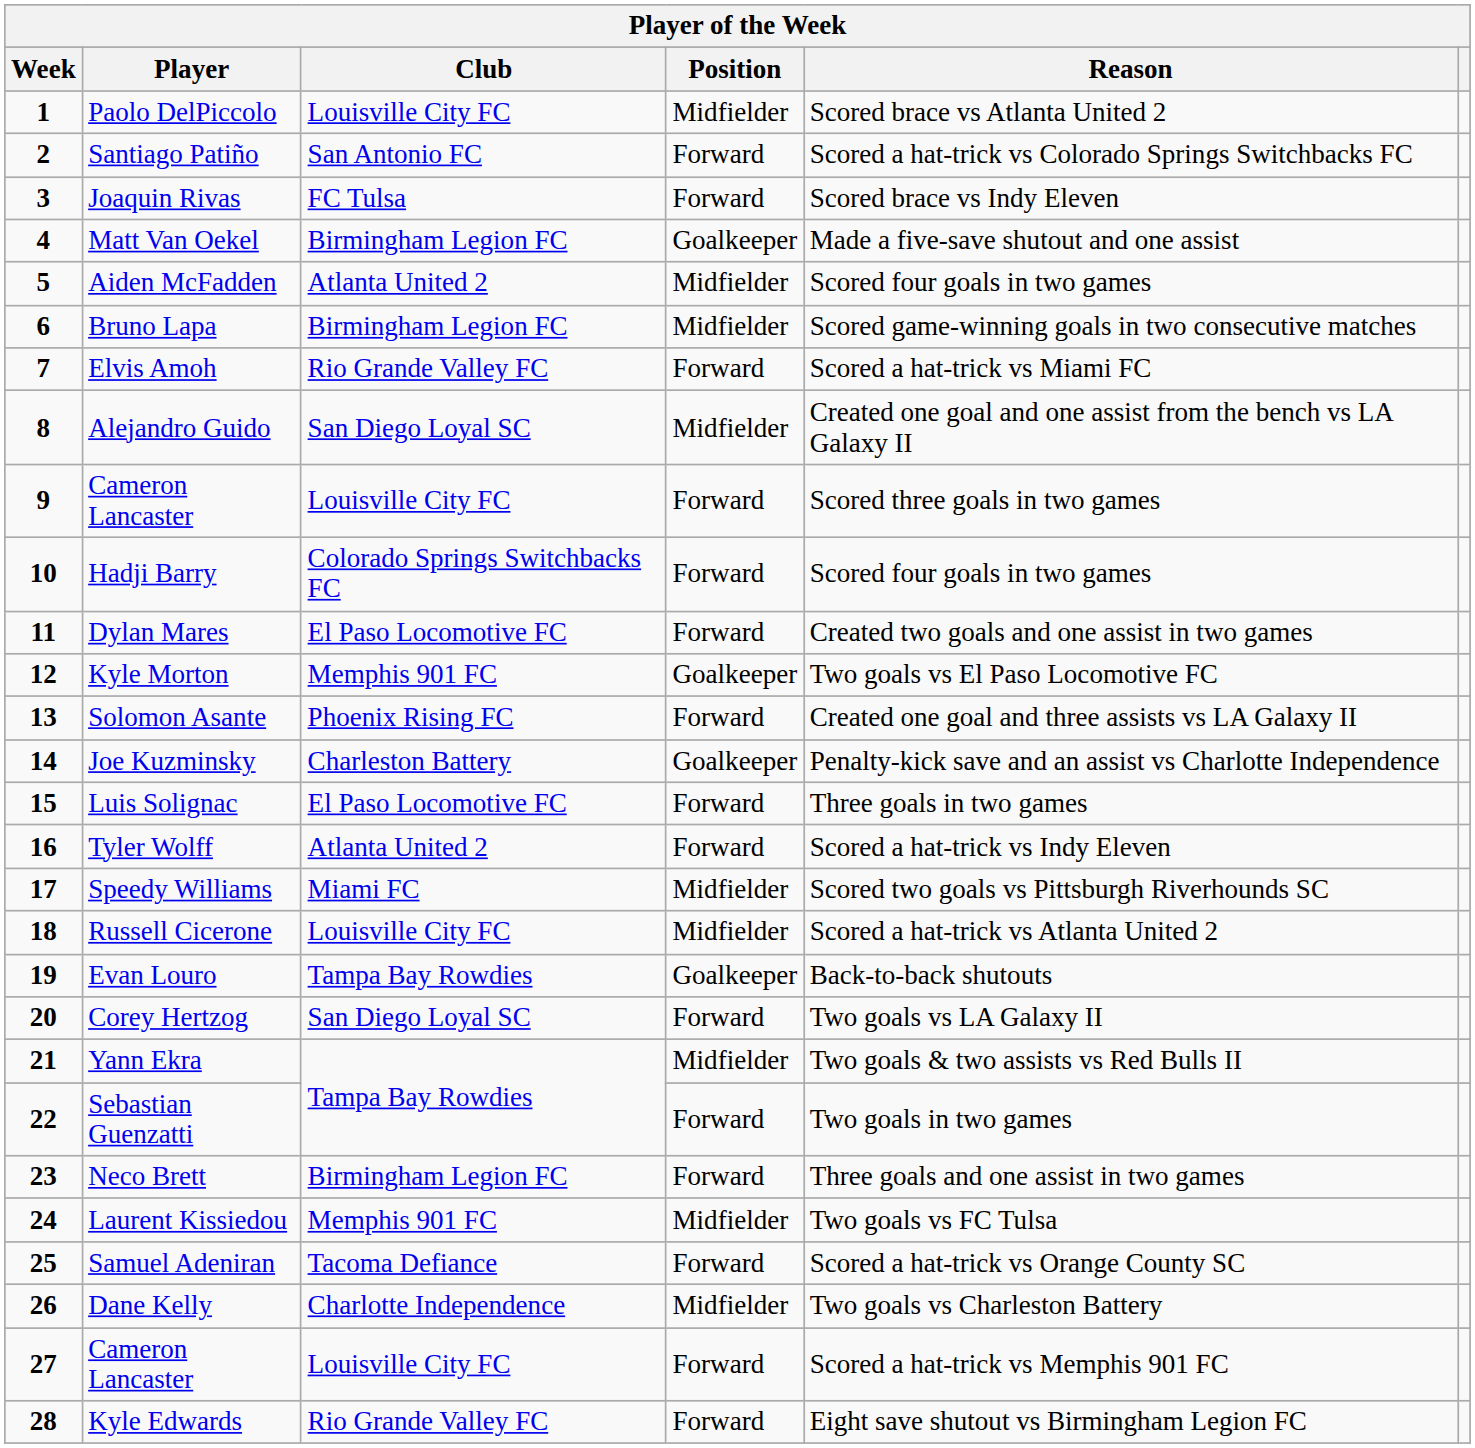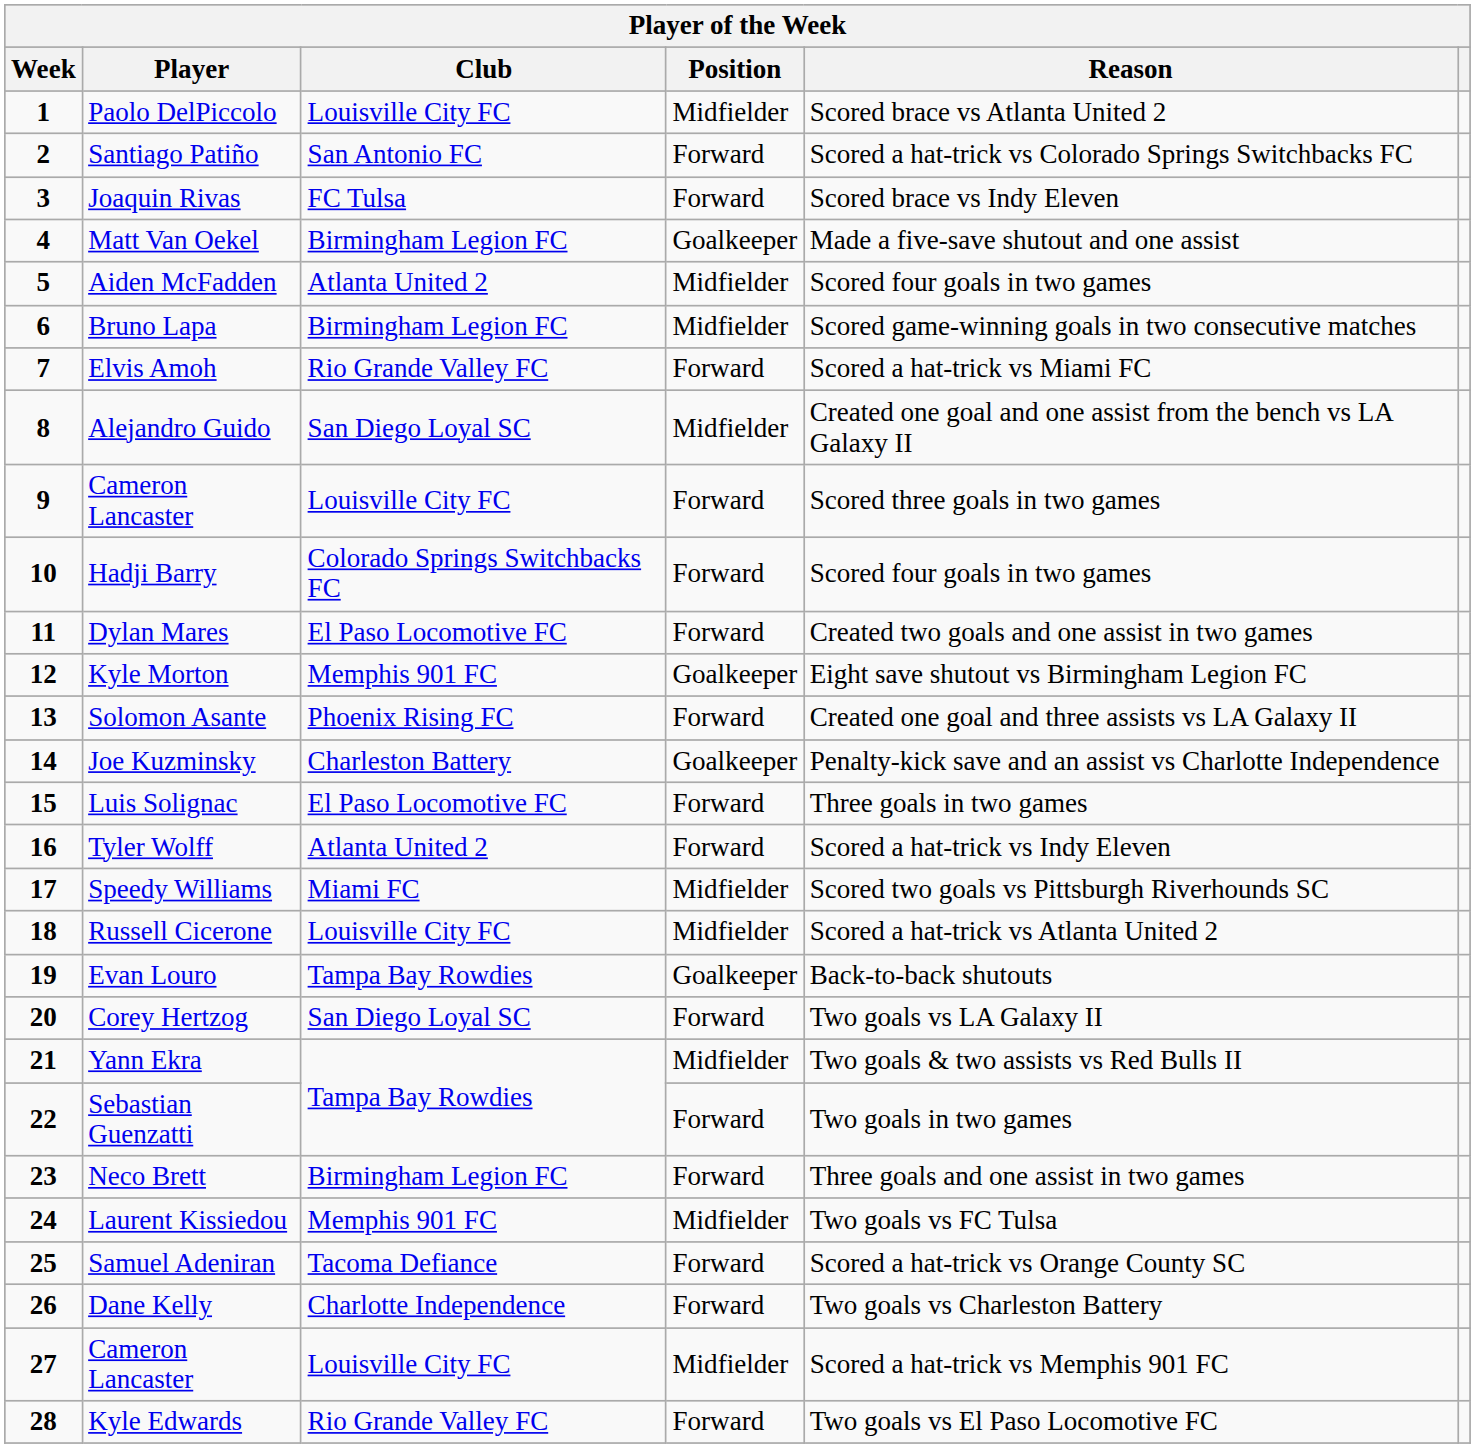(1014, 674) Two goals vs El Paso Locomotive FC -> (1058, 674) Eight save shutout vs Birmingham Legion FC
(730, 1305) Midfielder -> (718, 1305) Forward
(718, 1363) Forward -> (730, 1363) Midfielder
(1058, 1421) Eight save shutout vs Birmingham Legion FC -> (1014, 1421) Two goals vs El Paso Locomotive FC
